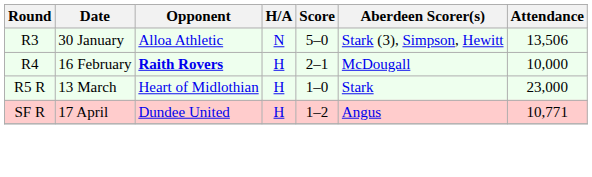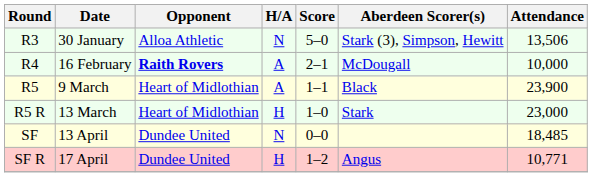(279, 64) H -> (279, 64) A
+ row: (30, 87)
+ row: (30, 135)
